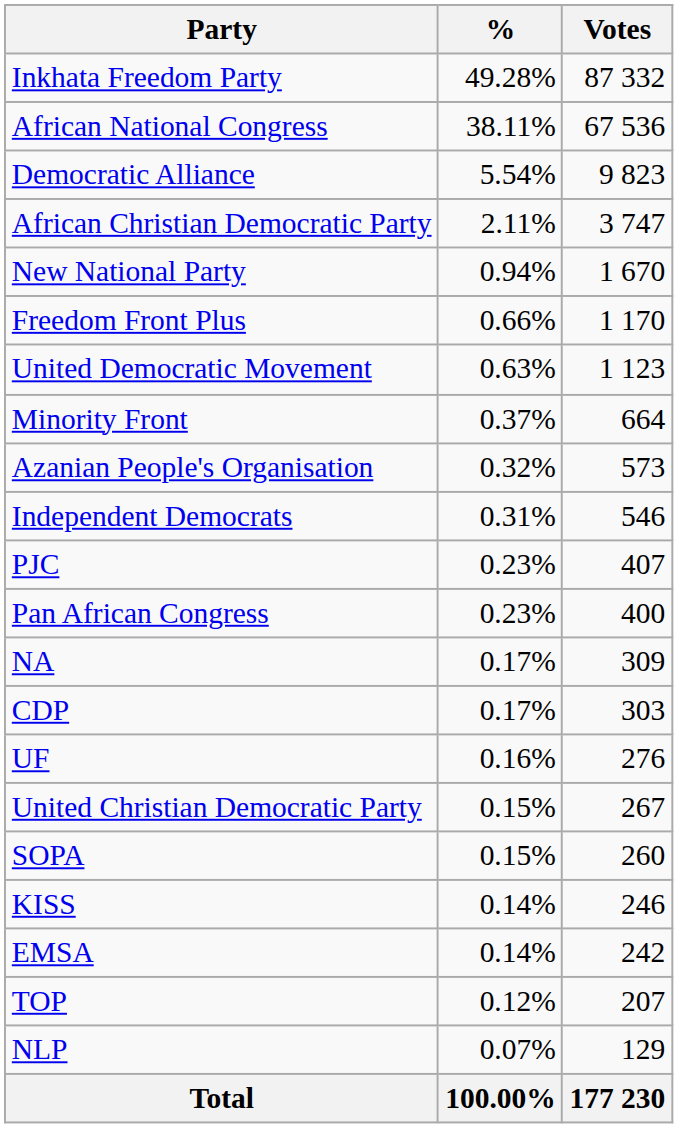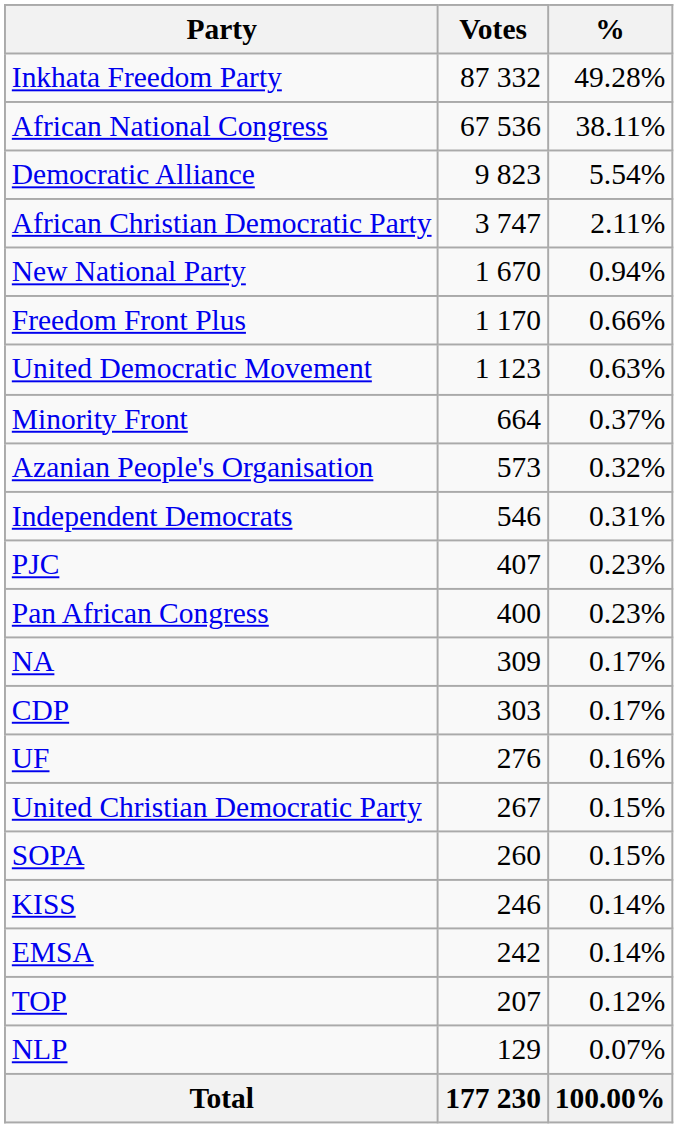columns swapped: (617, 28) <-> (500, 28)
